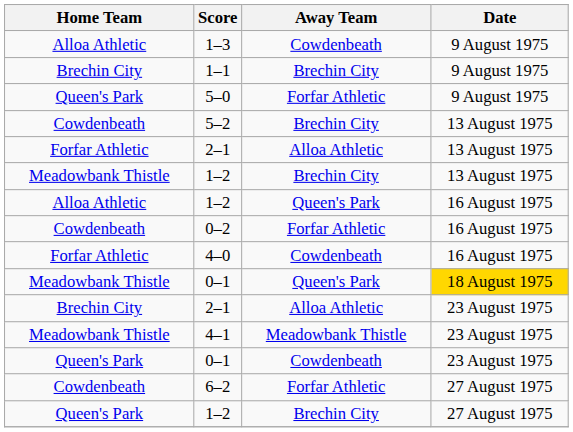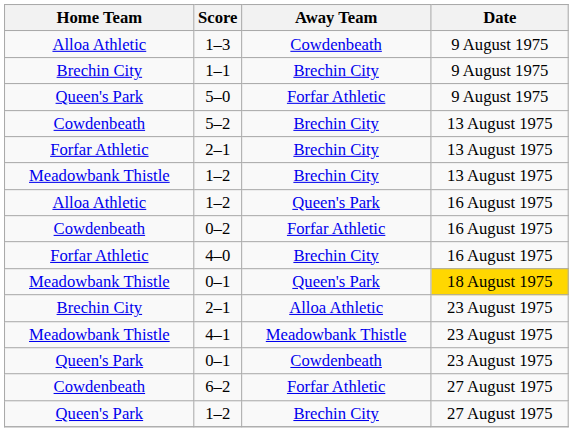(336, 149) Alloa Athletic -> (336, 149) Brechin City
(336, 255) Cowdenbeath -> (336, 255) Brechin City
